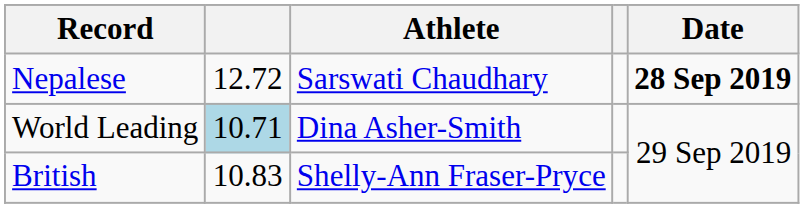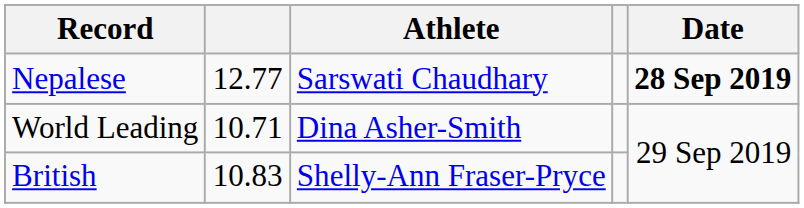(248, 78) 12.72 -> (248, 78) 12.77
(248, 127) lightblue background -> (248, 127) no background
